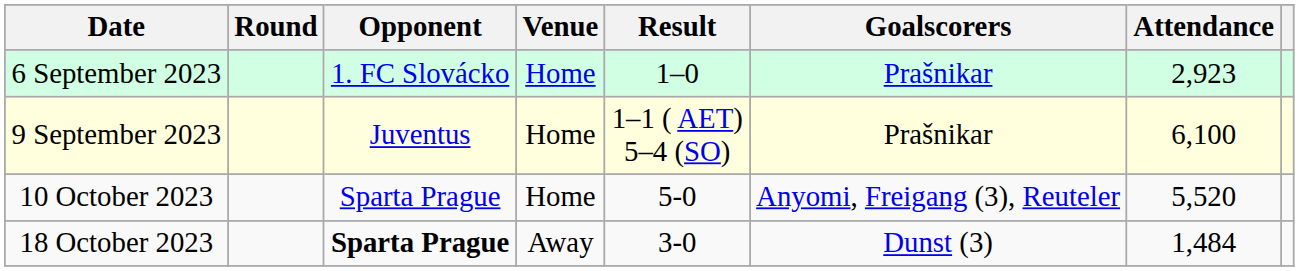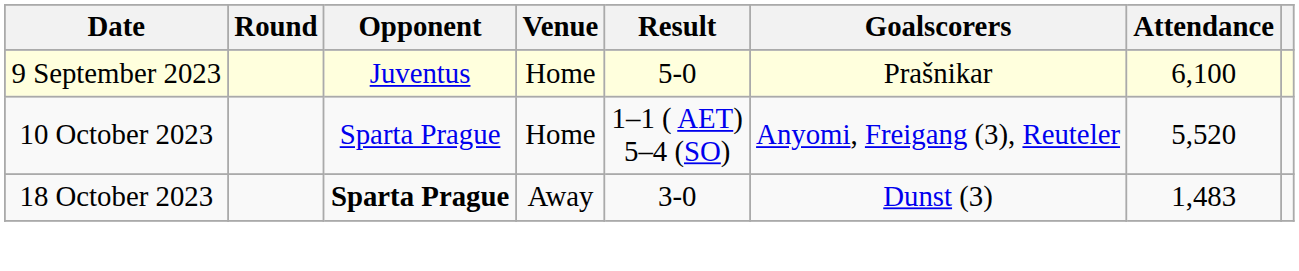- row: (116, 73)
(677, 134) 1–1 ( AET) 5–4 (SO) -> (677, 73) 5-0
(677, 196) 5-0 -> (677, 134) 1–1 ( AET) 5–4 (SO)
(1204, 242) 1,484 -> (1204, 196) 1,483
